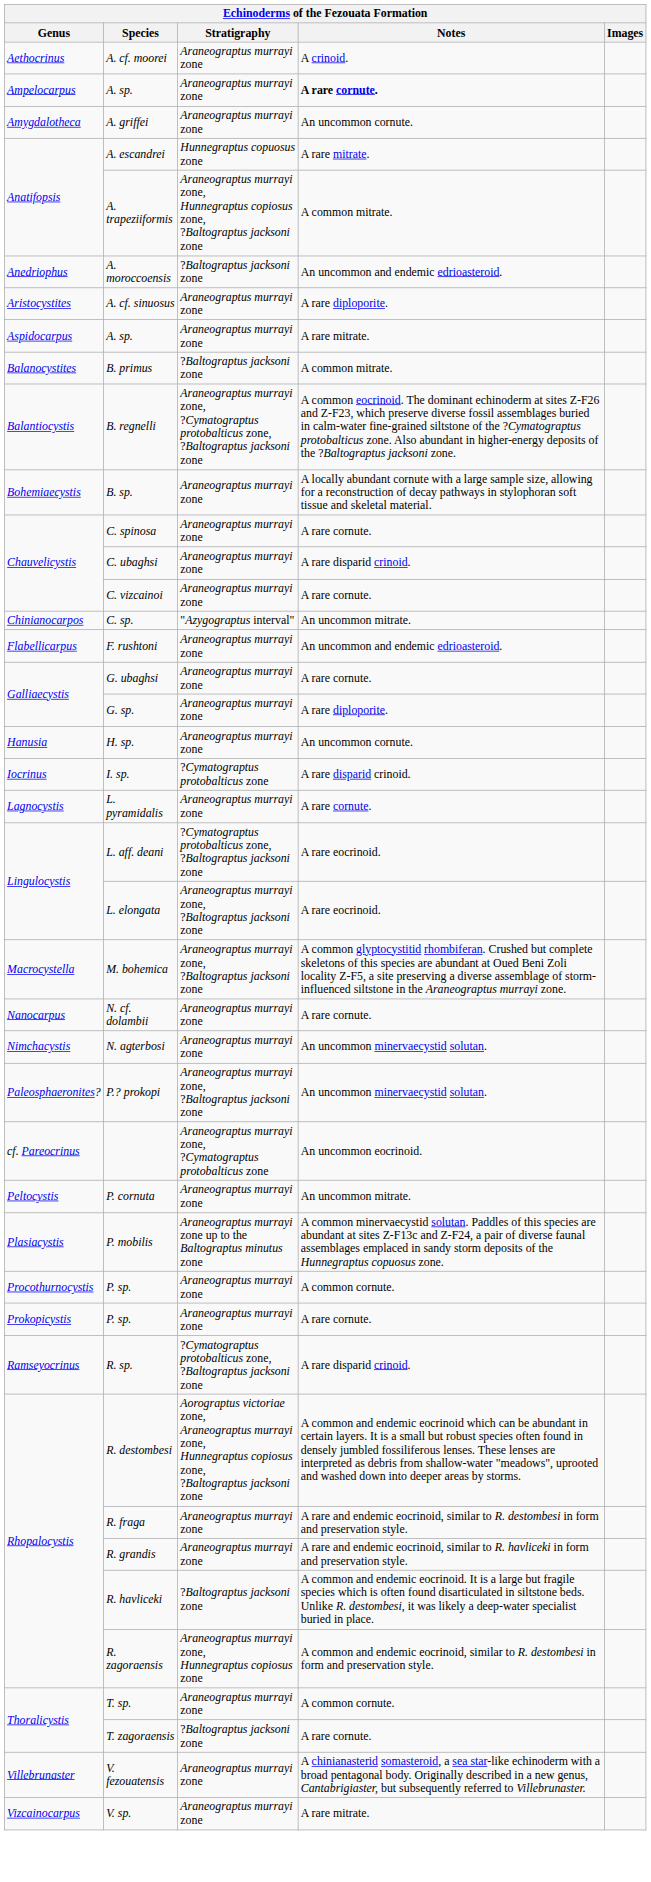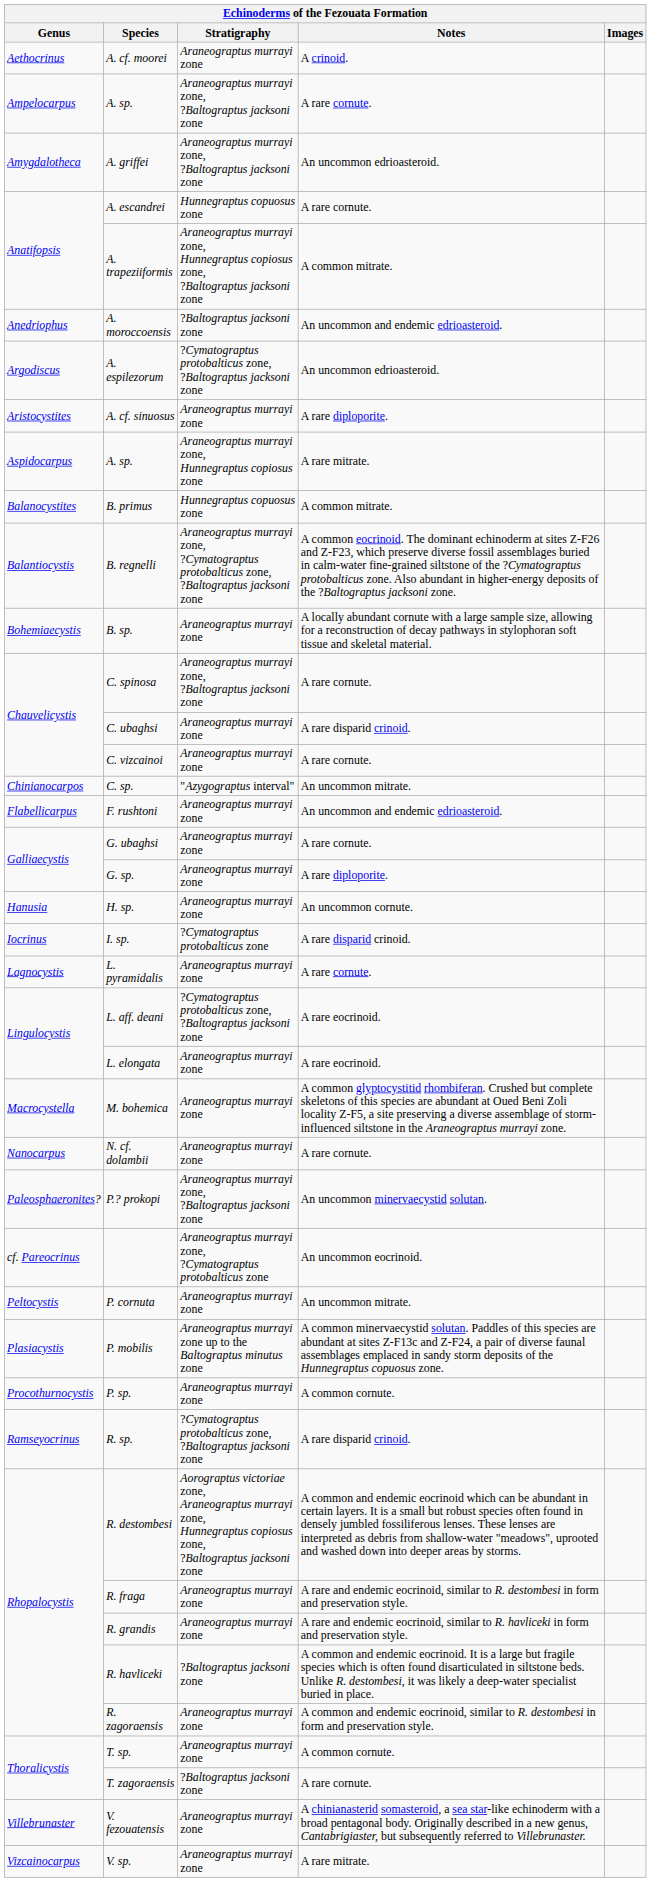(236, 90) Araneograptus murrayi zone -> (236, 103) Araneograptus murrayi zone, ?Baltograptus jacksoni zone
(339, 90) bold -> (336, 103) normal
(236, 122) Araneograptus murrayi zone -> (236, 162) Araneograptus murrayi zone, ?Baltograptus jacksoni zone
(357, 122) An uncommon cornute. -> (370, 162) An uncommon edrioasteroid.
(335, 154) A rare mitrate. -> (336, 207) A rare cornute.
+ row: (34, 370)
(236, 336) Araneograptus murrayi zone -> (236, 461) Araneograptus murrayi zone, Hunnegraptus copiosus zone
(235, 368) ?Baltograptus jacksoni zone -> (238, 506) Hunnegraptus copuosus zone
(236, 531) Araneograptus murrayi zone -> (236, 683) Araneograptus murrayi zone, ?Baltograptus jacksoni zone
(236, 910) Araneograptus murrayi zone, ?Baltograptus jacksoni zone -> (236, 1062) Araneograptus murrayi zone
(236, 969) Araneograptus murrayi zone, ?Baltograptus jacksoni zone -> (236, 1108) Araneograptus murrayi zone
- row: (39, 1047)
- row: (39, 1319)
(236, 1658) Araneograptus murrayi zone, Hunnegraptus copiosus zone -> (236, 1719) Araneograptus murrayi zone
